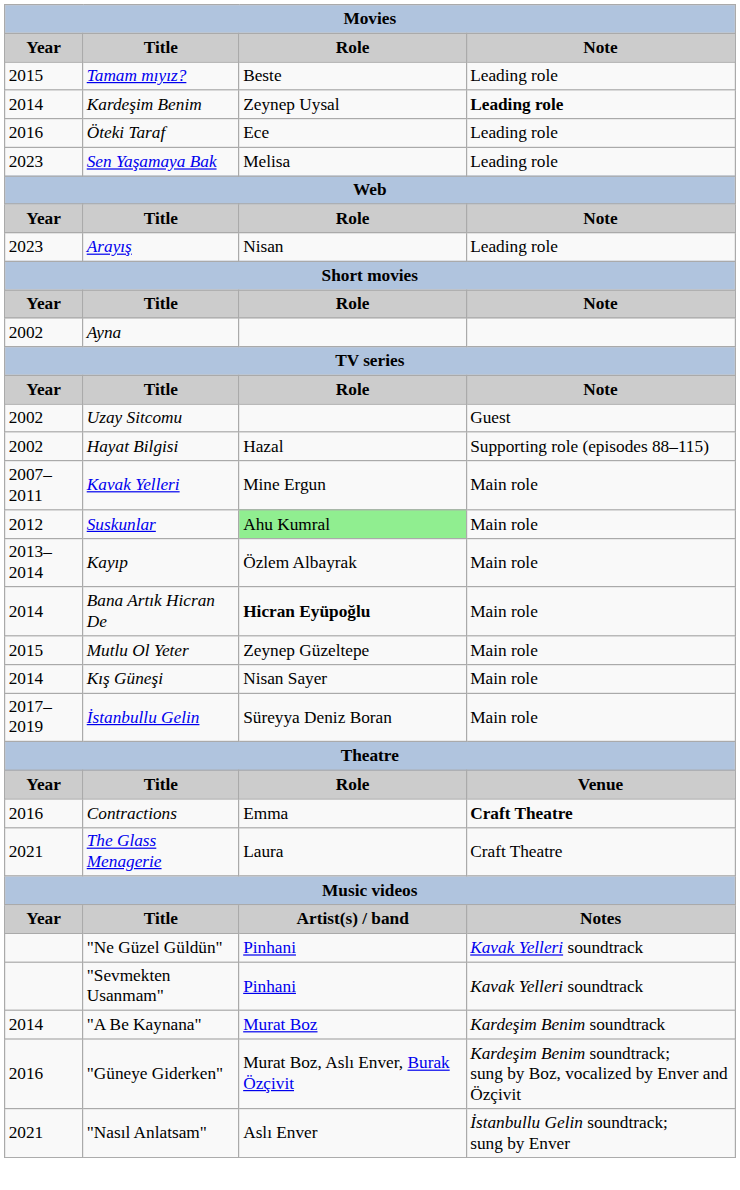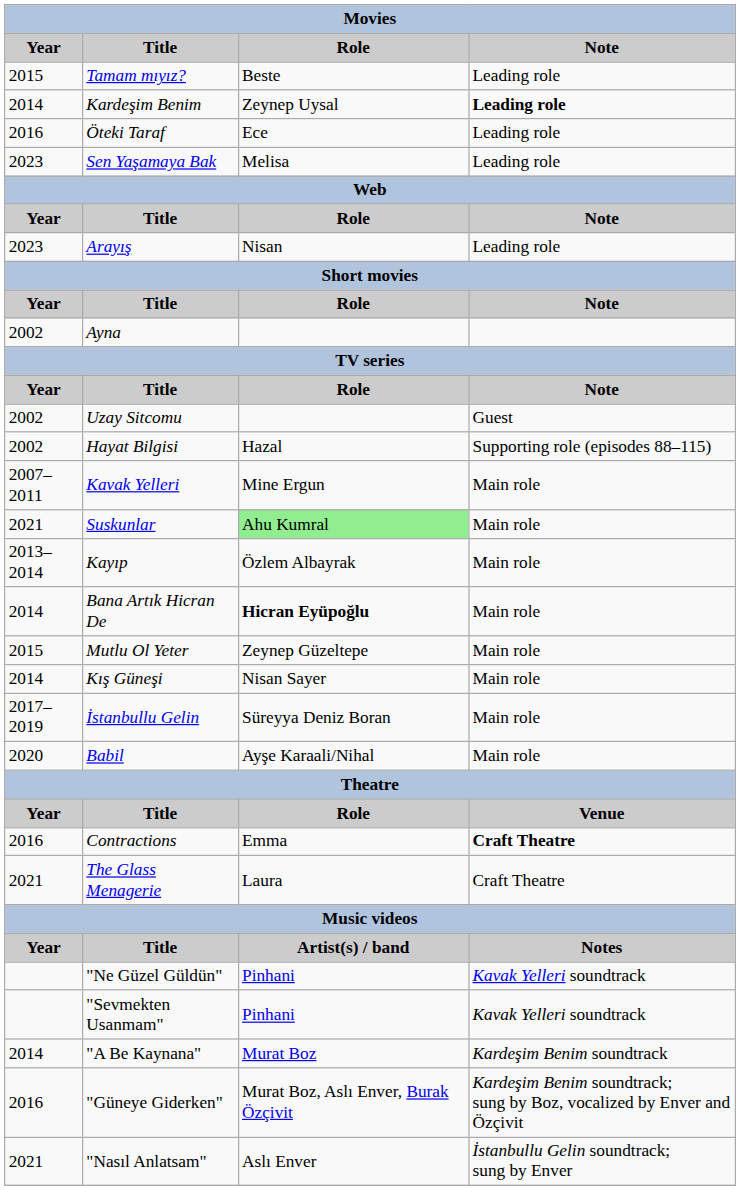(26, 524) 2012 -> (26, 524) 2021
+ row: (105, 756)
